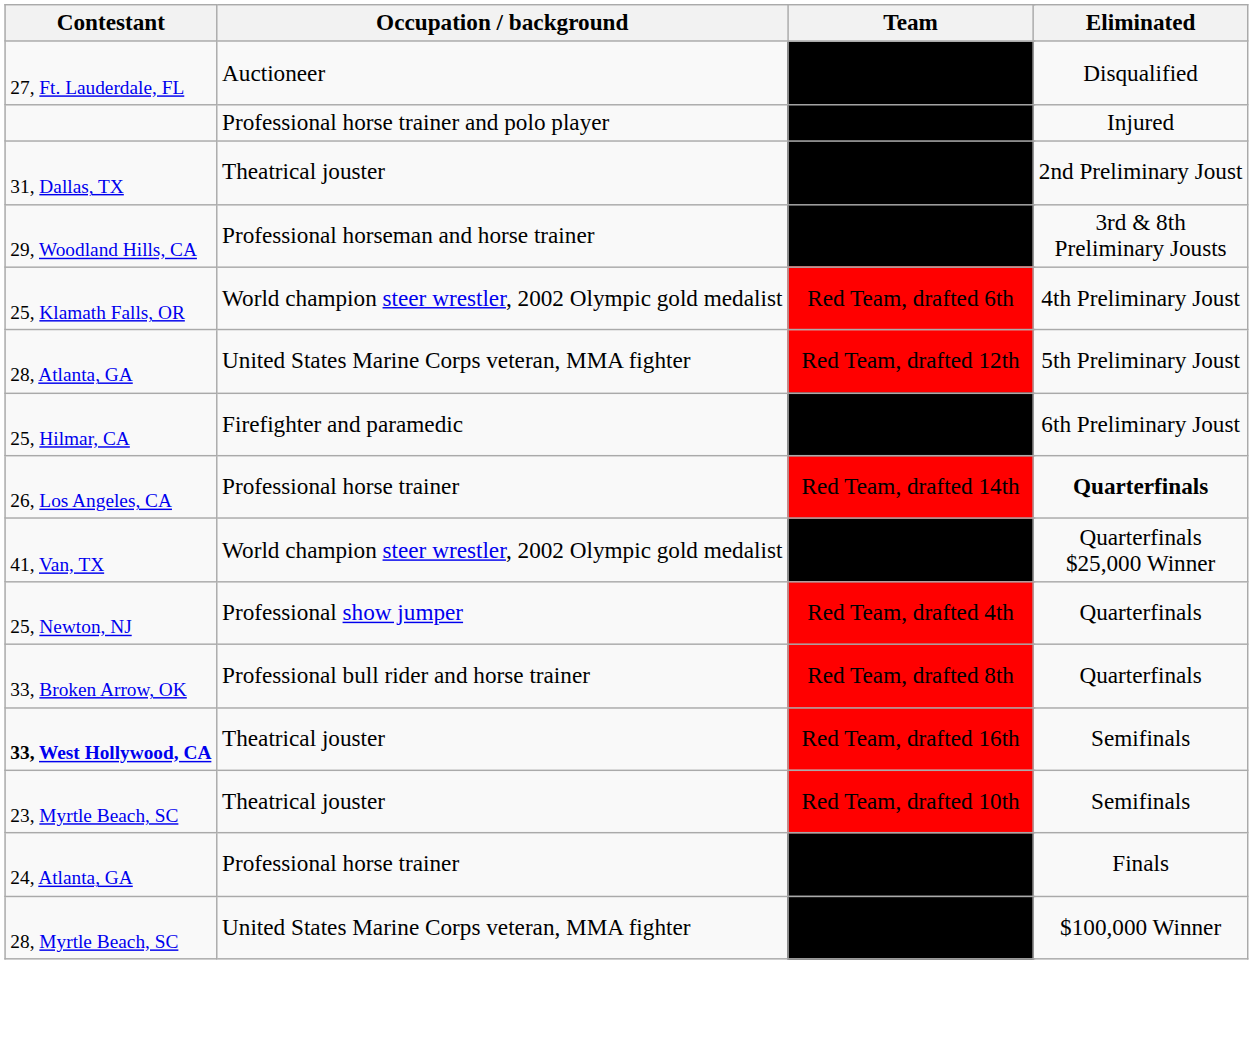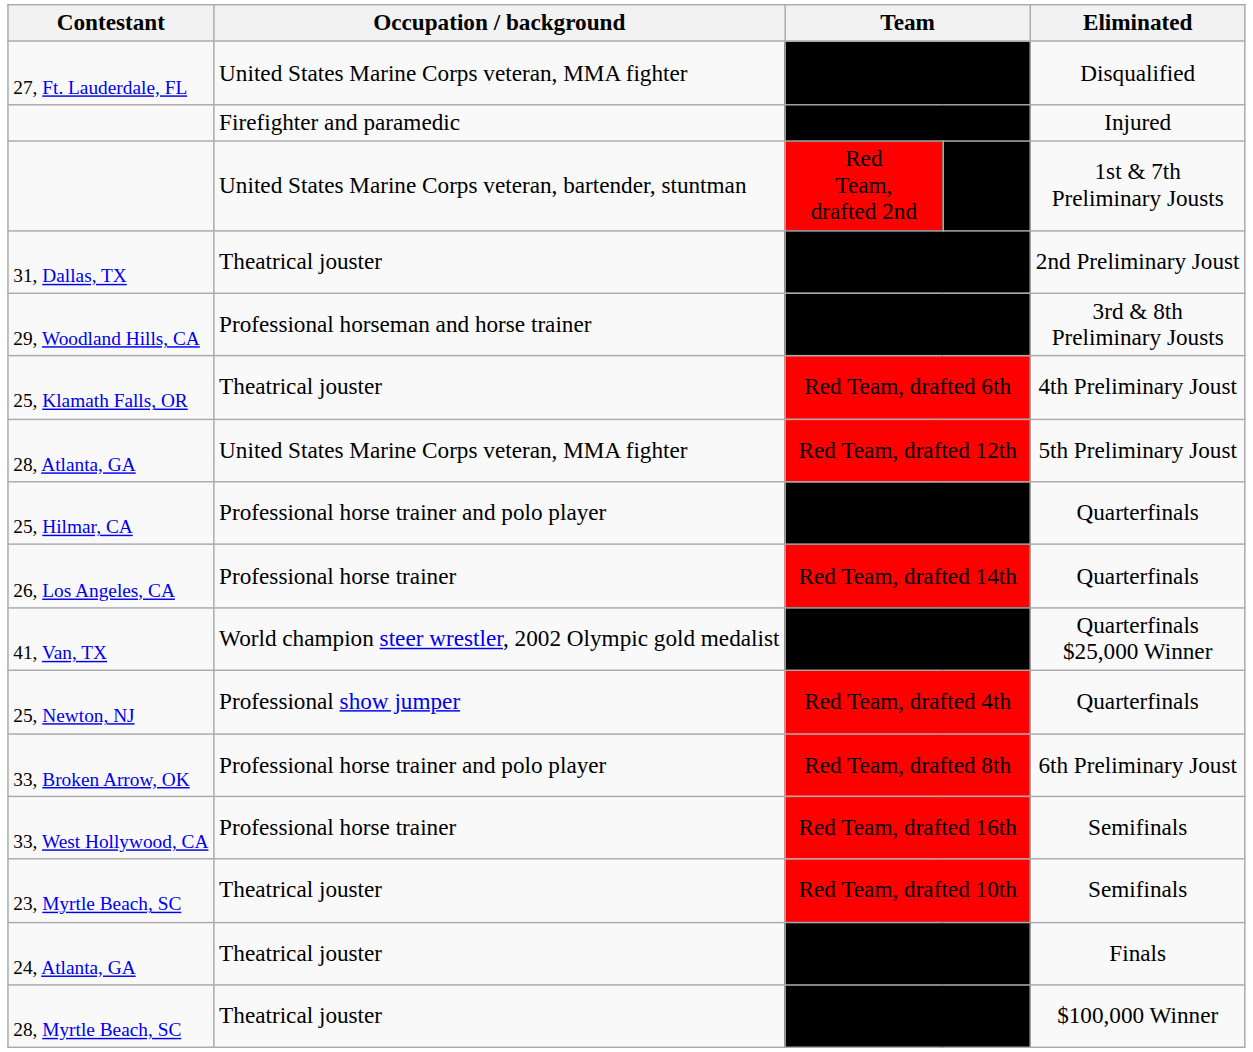(274, 72) Auctioneer -> (453, 72) United States Marine Corps veteran, MMA fighter
(416, 122) Professional horse trainer and polo player -> (340, 122) Firefighter and paramedic
+ row: (864, 185)
(502, 298) World champion steer wrestler, 2002 Olympic gold medalist -> (301, 387) Theatrical jouster
(343, 424) Firefighter and paramedic -> (413, 512) Professional horse trainer and polo player
(1141, 424) 6th Preliminary Joust -> (1138, 512) Quarterfinals
(1141, 486) bold -> (1138, 575) normal
(406, 675) Professional bull rider and horse trainer -> (413, 764) Professional horse trainer and polo player
(1141, 675) Quarterfinals -> (1138, 764) 6th Preliminary Joust
(111, 751) bold -> (111, 841) normal
(304, 738) Theatrical jouster -> (338, 827) Professional horse trainer
(341, 864) Professional horse trainer -> (301, 953) Theatrical jouster
(456, 927) United States Marine Corps veteran, MMA fighter -> (301, 1016) Theatrical jouster
